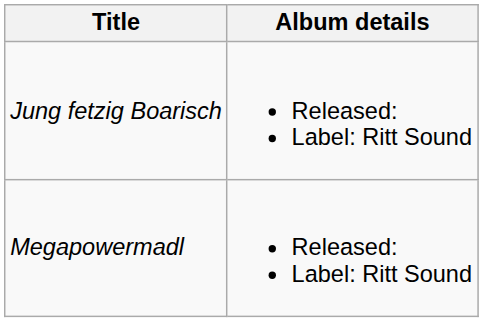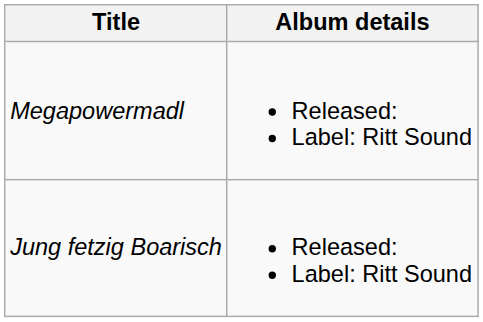rows swapped: (97, 247) <-> (116, 110)
